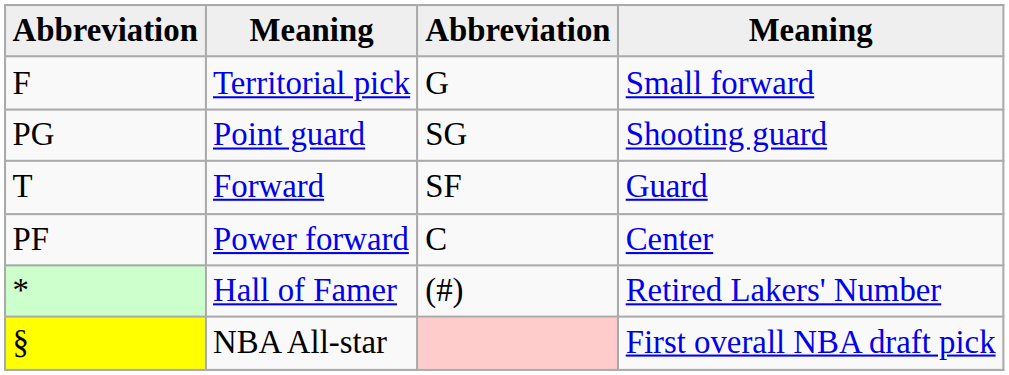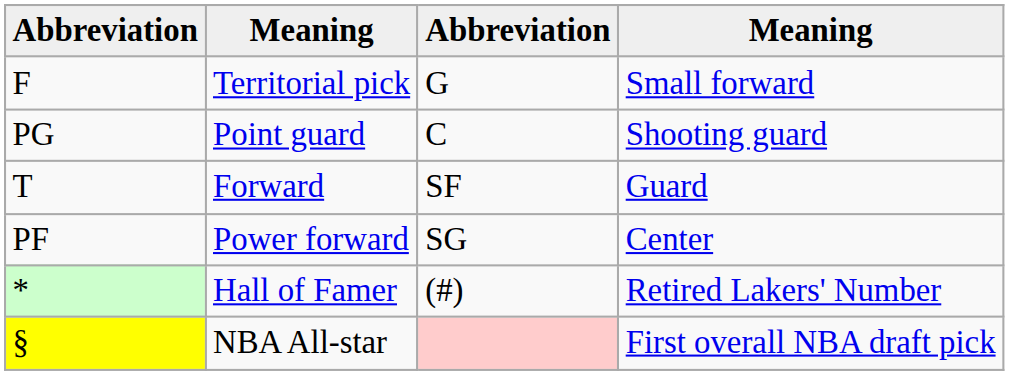(446, 134) SG -> (436, 134) C
(436, 238) C -> (446, 238) SG
